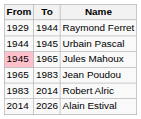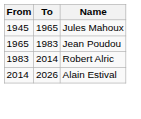- row: (98, 28)
- row: (93, 43)
(18, 59) pink background -> (18, 28) no background
